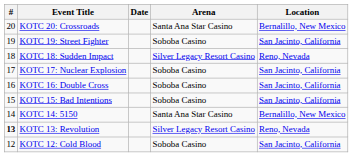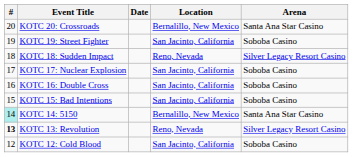columns swapped: (204, 12) <-> (302, 12)
(11, 115) no background -> (11, 115) paleturquoise background
